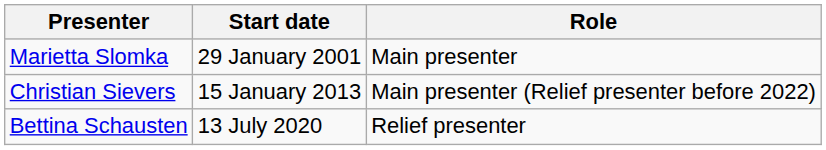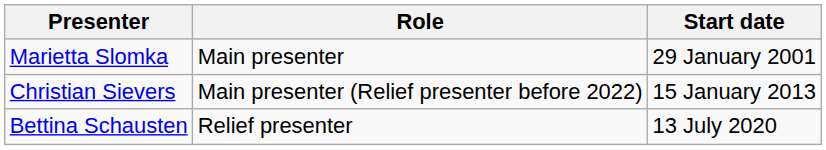columns swapped: (279, 21) <-> (594, 21)
